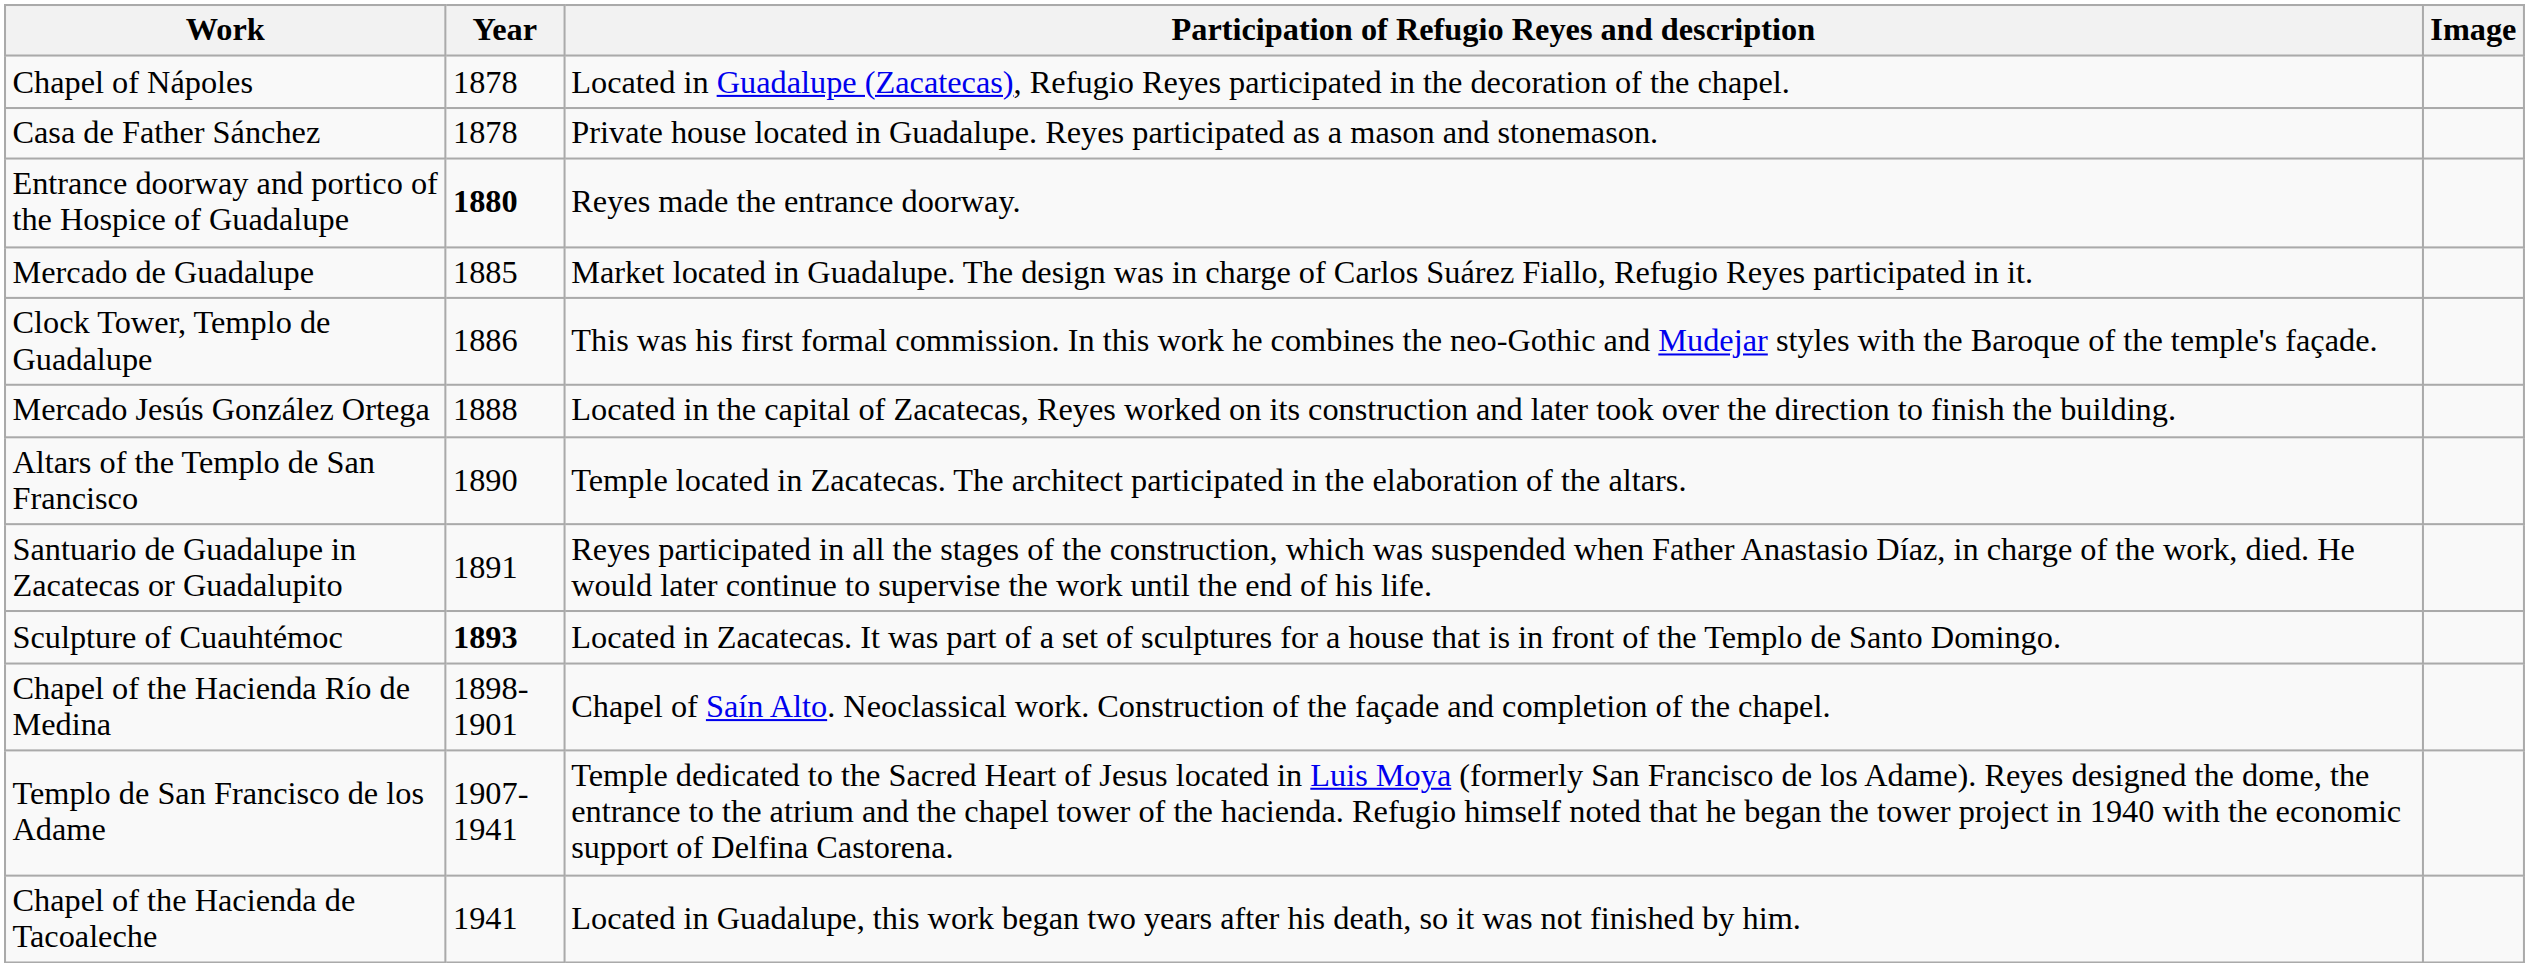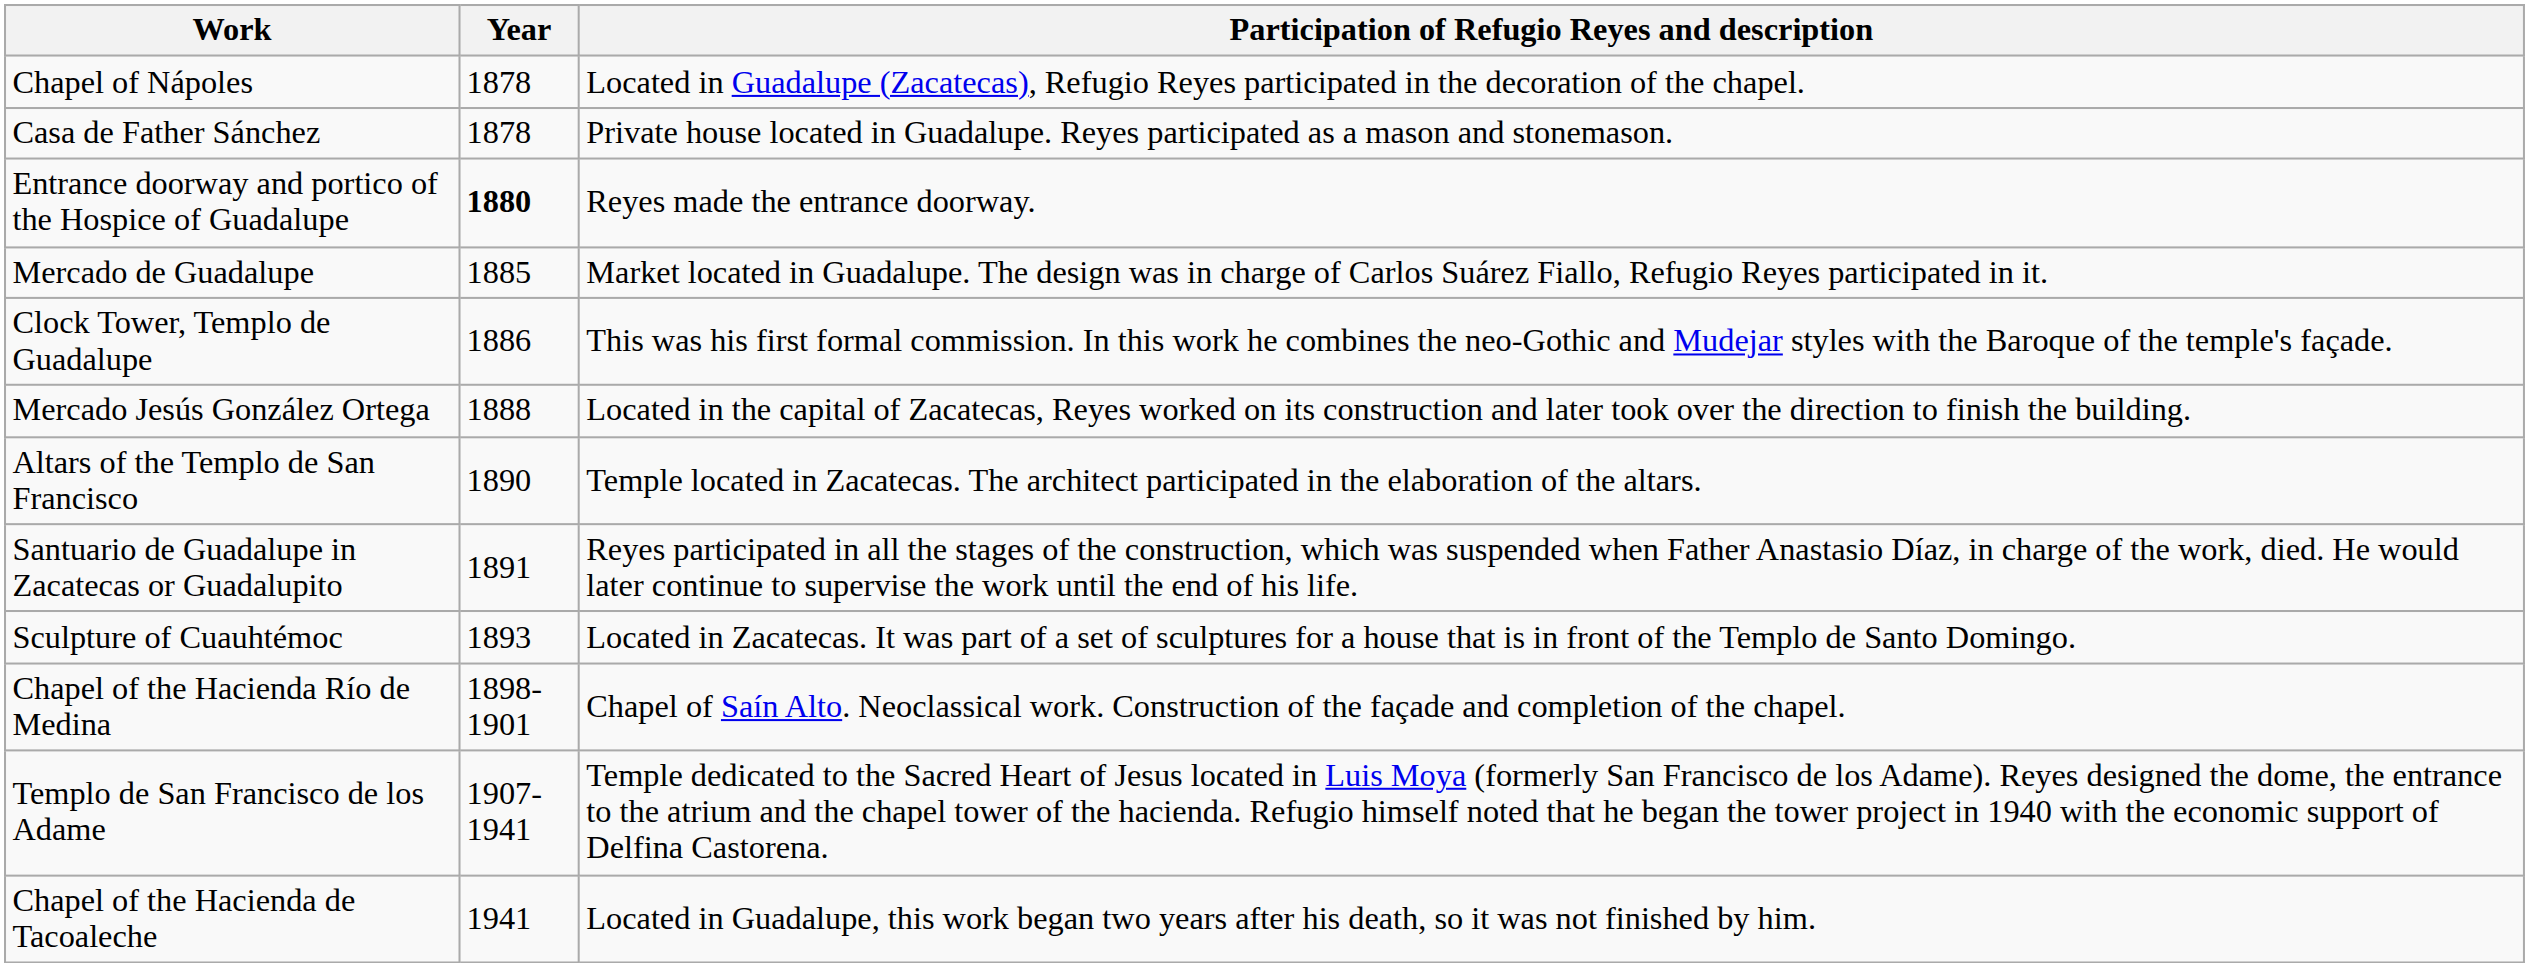- column: (2473, 30)
(485, 636) bold -> (499, 636) normal
